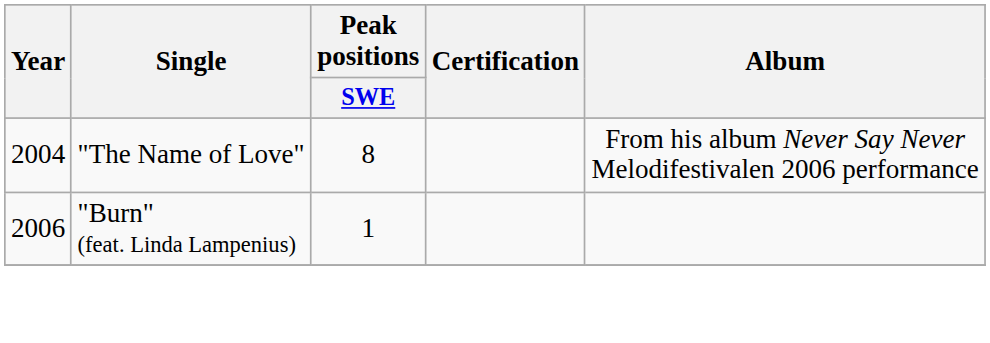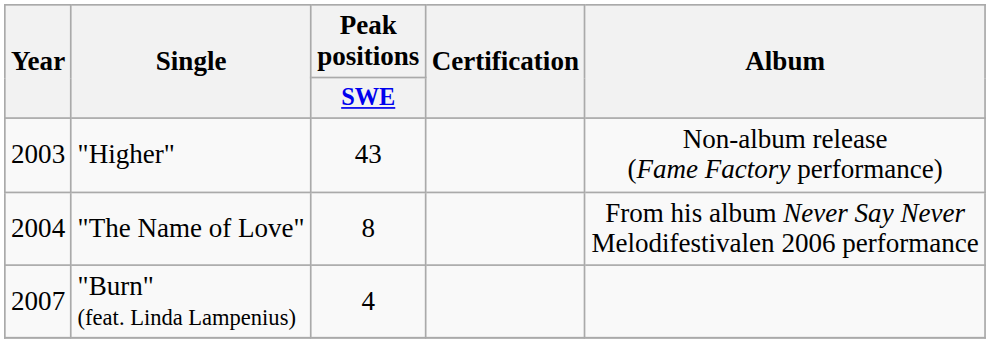+ row: (126, 154)
(38, 227) 2006 -> (38, 301) 2007
(368, 227) 1 -> (368, 301) 4
